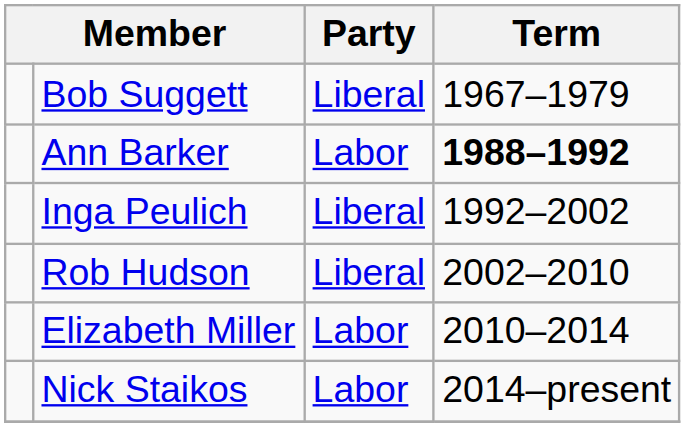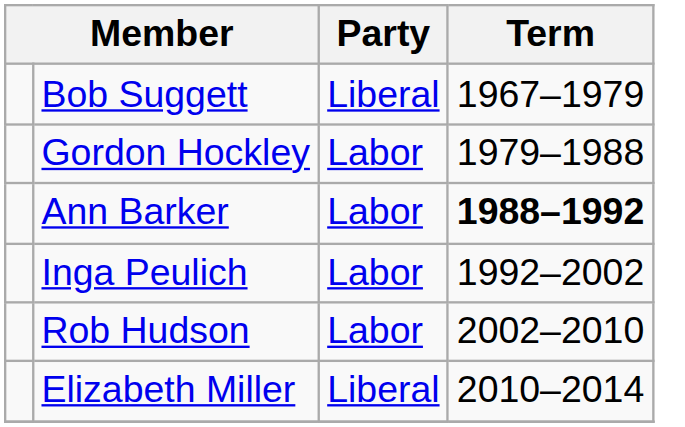+ row: (176, 152)
(369, 212) Liberal -> (375, 271) Labor
(369, 271) Liberal -> (375, 331) Labor
(360, 331) Labor -> (383, 390) Liberal
- row: (144, 390)
